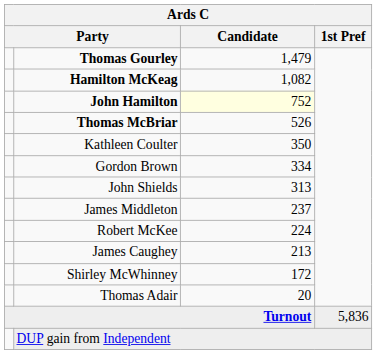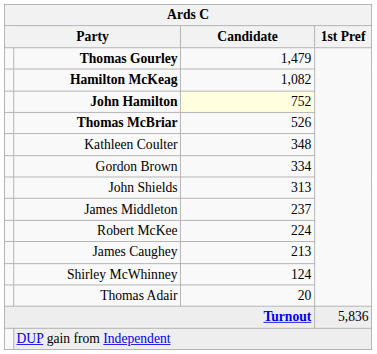(301, 144) 350 -> (301, 144) 348
(301, 274) 172 -> (301, 274) 124
